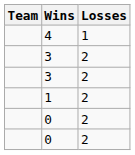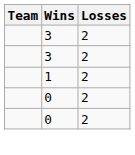- row: (48, 36)
